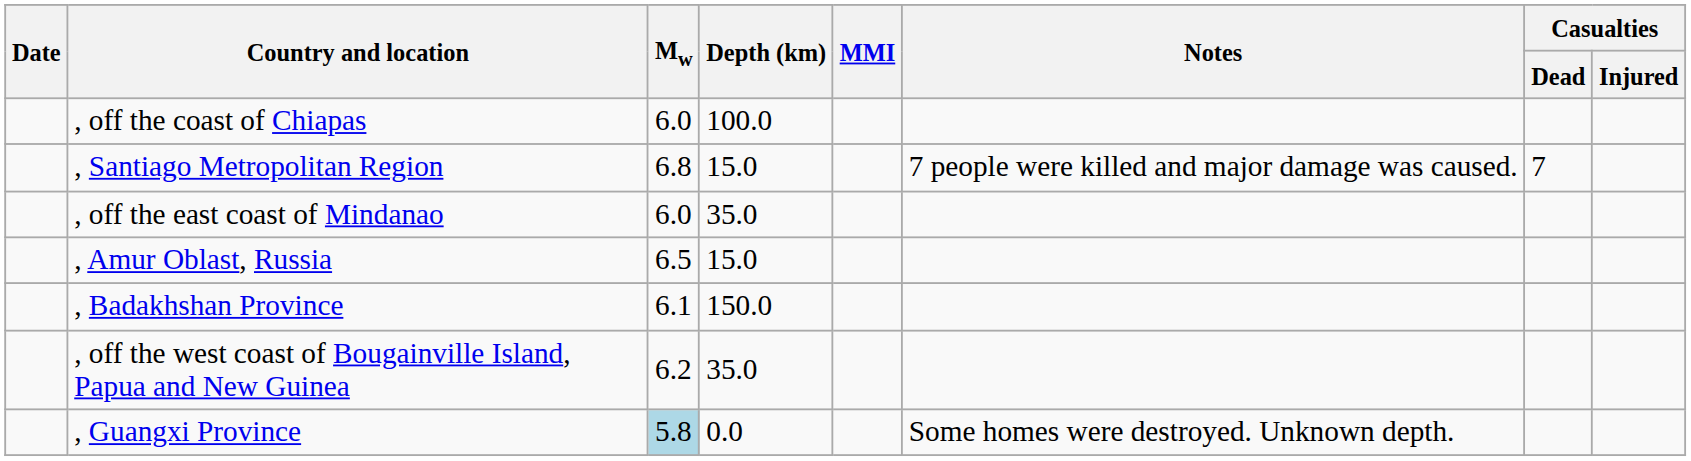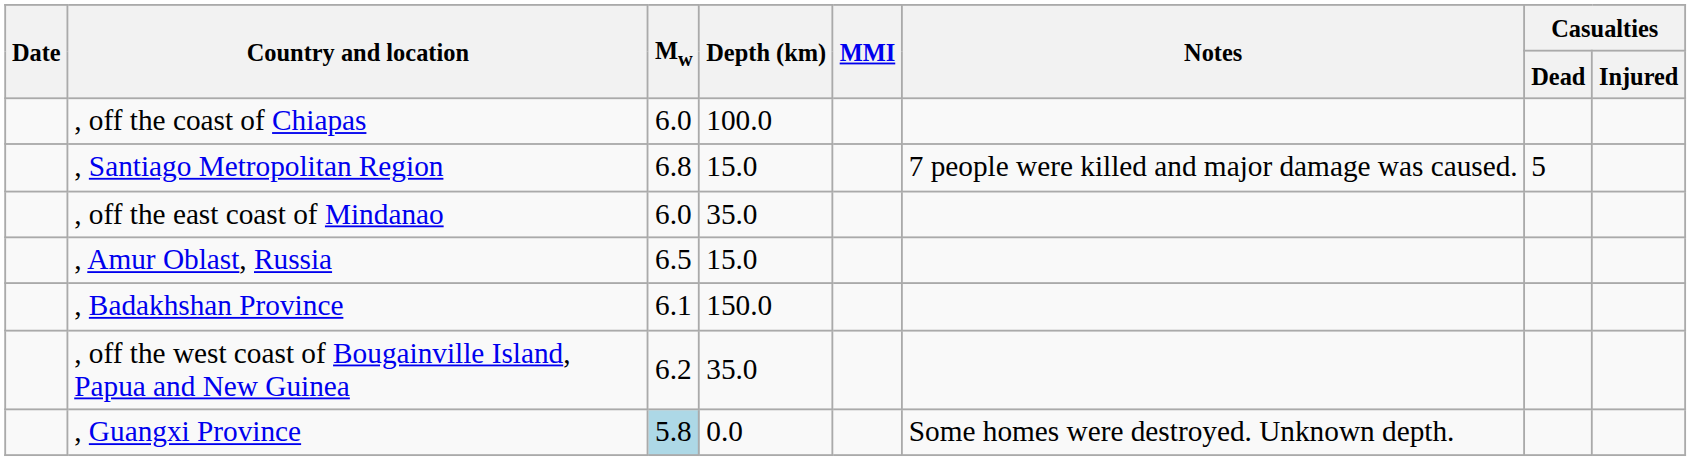(1539, 167) 7 -> (1539, 167) 5
